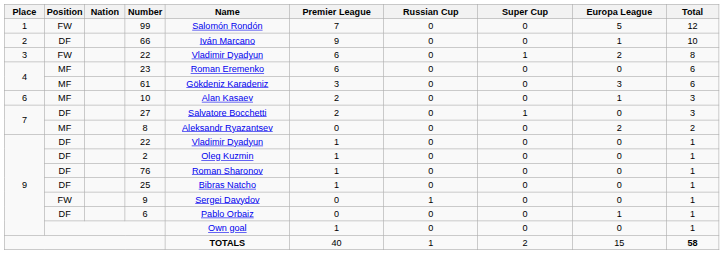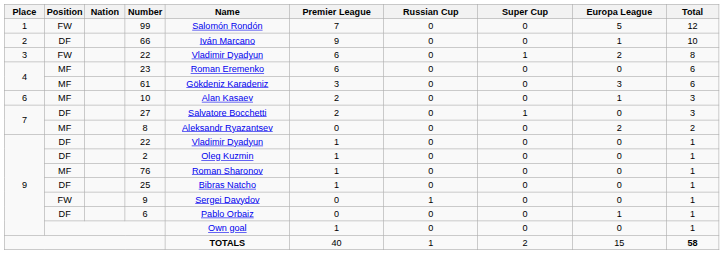(65, 171) DF -> (65, 171) MF
